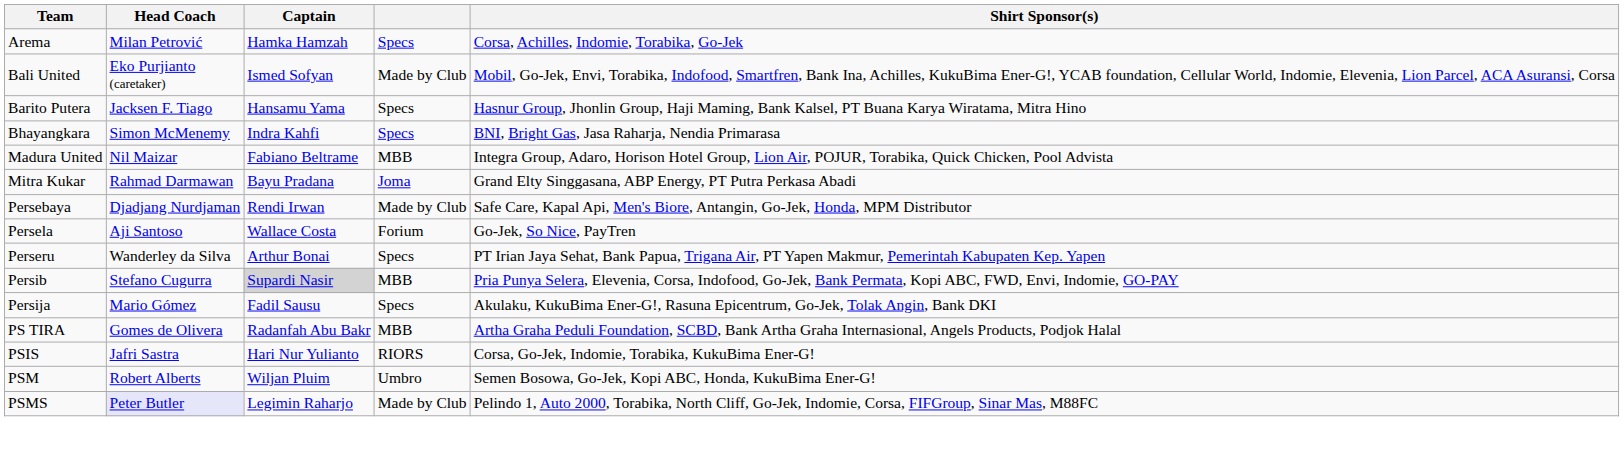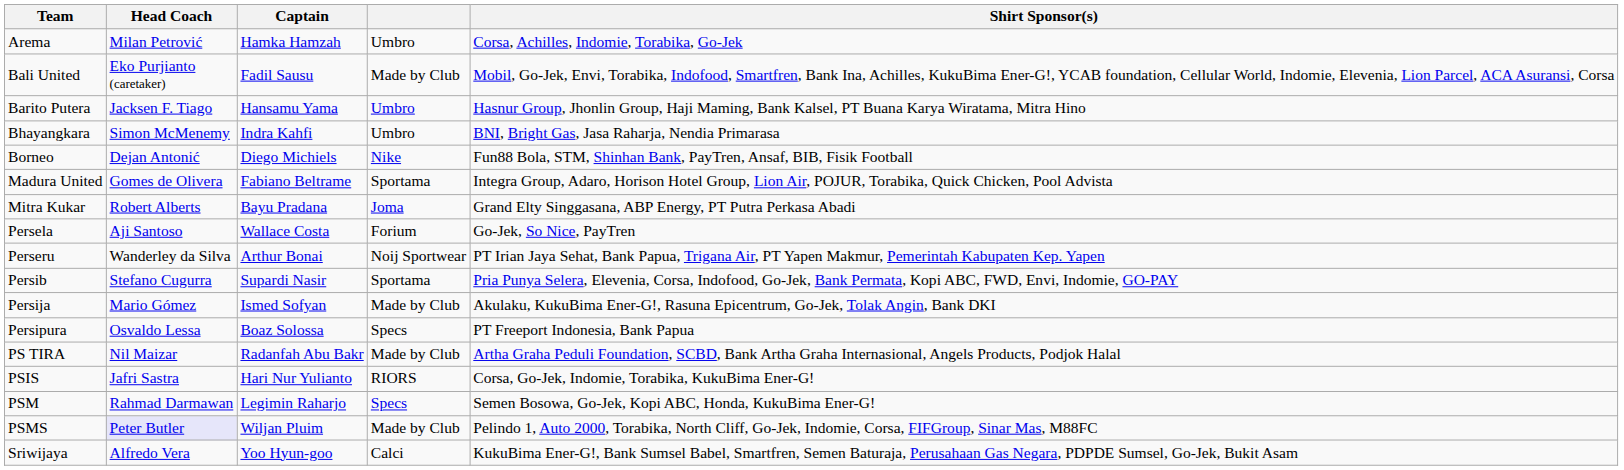(396, 41) Specs -> (393, 41) Umbro
(290, 74) Ismed Sofyan -> (277, 74) Fadil Sausu
(396, 108) Specs -> (393, 108) Umbro
(396, 132) Specs -> (393, 132) Umbro
+ row: (31, 157)
(143, 157) Nil Maizar -> (166, 181) Gomes de Olivera
(395, 157) MBB -> (401, 181) Sportama
(171, 181) Rahmad Darmawan -> (155, 206) Robert Alberts
- row: (40, 206)
(396, 255) Specs -> (419, 255) Noij Sportwear
(290, 280) lightgrey background -> (283, 280) no background
(395, 280) MBB -> (401, 280) Sportama
(284, 305) Fadil Sausu -> (283, 305) Ismed Sofyan
(396, 305) Specs -> (415, 305) Made by Club
+ row: (37, 329)
(166, 329) Gomes de Olivera -> (143, 354) Nil Maizar
(395, 329) MBB -> (415, 354) Made by Club
(155, 378) Robert Alberts -> (171, 403) Rahmad Darmawan
(289, 378) Wiljan Pluim -> (293, 403) Legimin Raharjo
(400, 378) Umbro -> (389, 403) Specs
(300, 403) Legimin Raharjo -> (282, 428) Wiljan Pluim
+ row: (38, 452)
